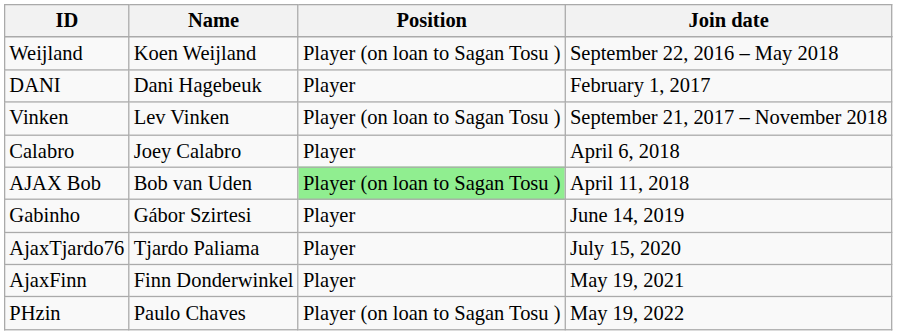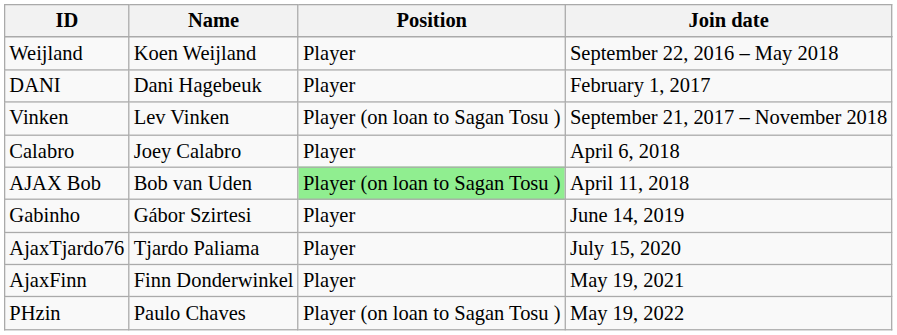(432, 53) Player (on loan to Sagan Tosu ) -> (329, 53) Player
